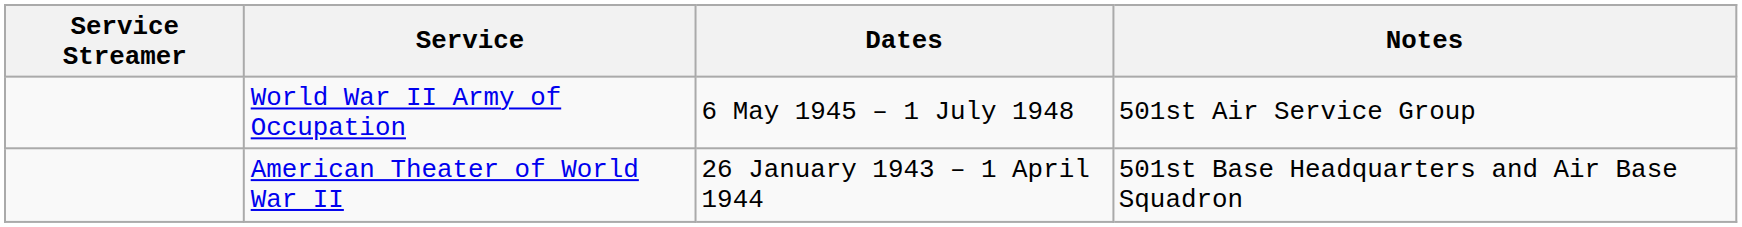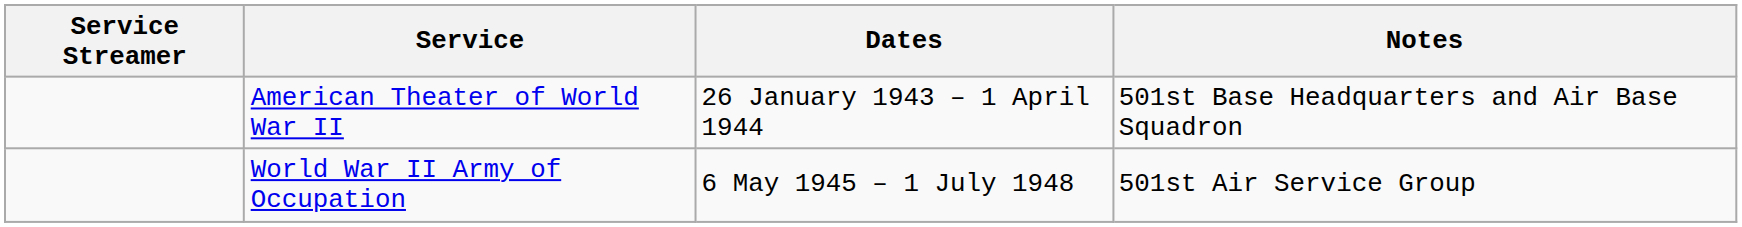rows swapped: (445, 185) <-> (406, 113)
